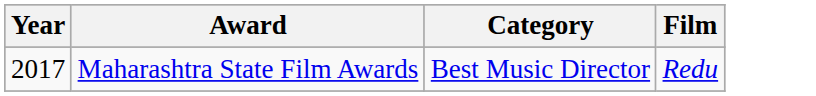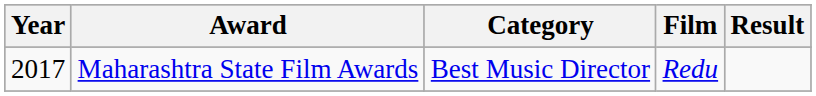+ column: (767, 25)
